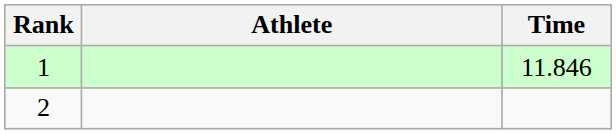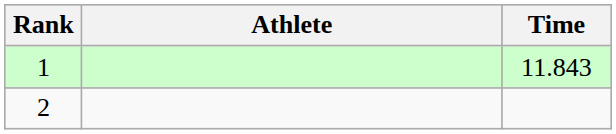(556, 66) 11.846 -> (556, 66) 11.843
